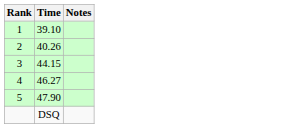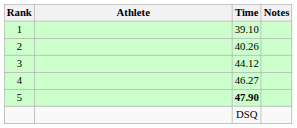+ column: (133, 13)
(49, 64) 44.15 -> (247, 64) 44.12
(49, 98) normal -> (247, 98) bold
